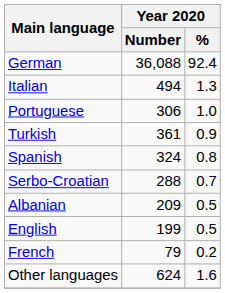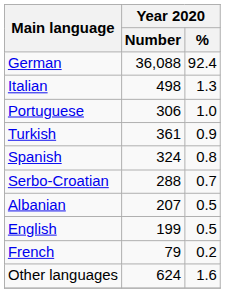(169, 87) 494 -> (169, 87) 498
(169, 205) 209 -> (169, 205) 207
